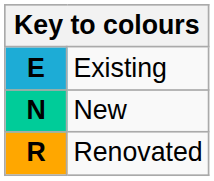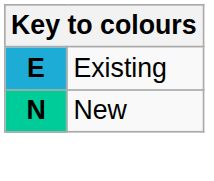- row: (138, 152)
